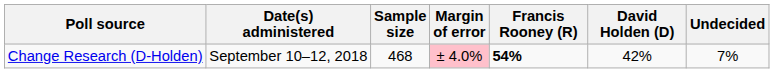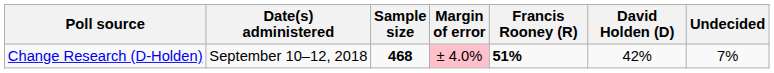(400, 56) normal -> (400, 56) bold
(507, 56) 54% -> (507, 56) 51%
